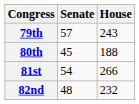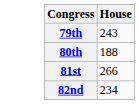- column: (77, 14)
(109, 90) 232 -> (109, 90) 234
